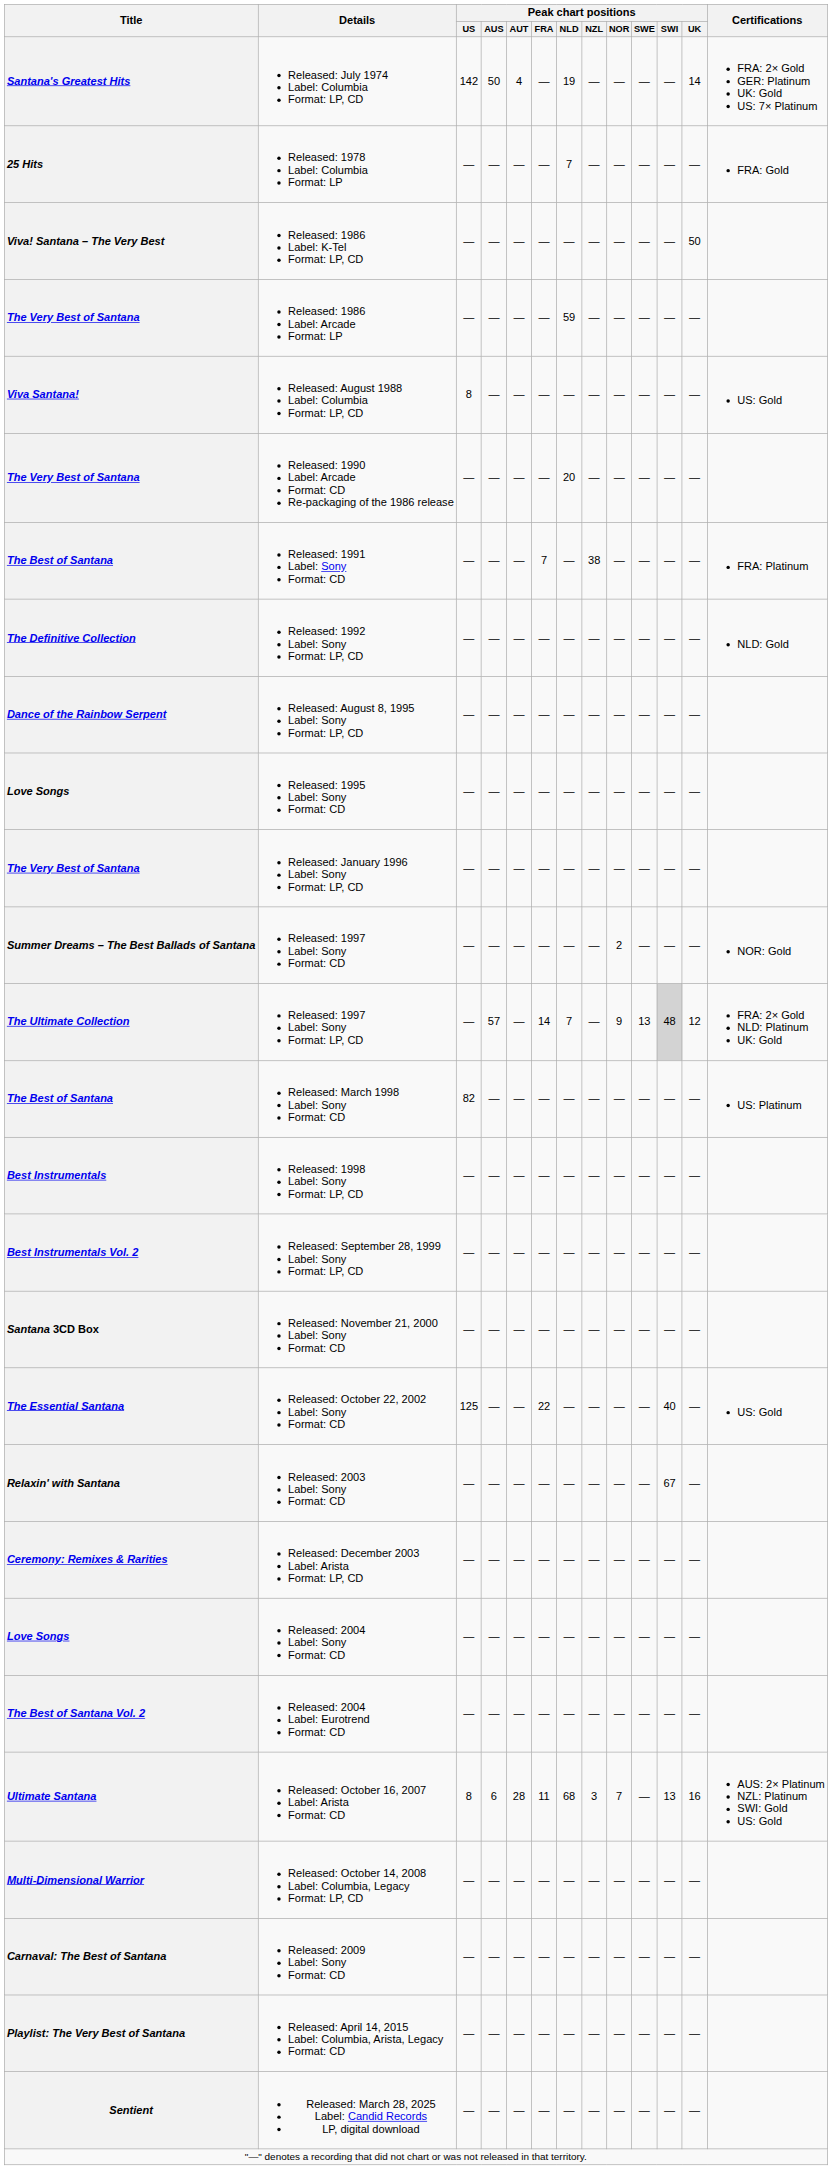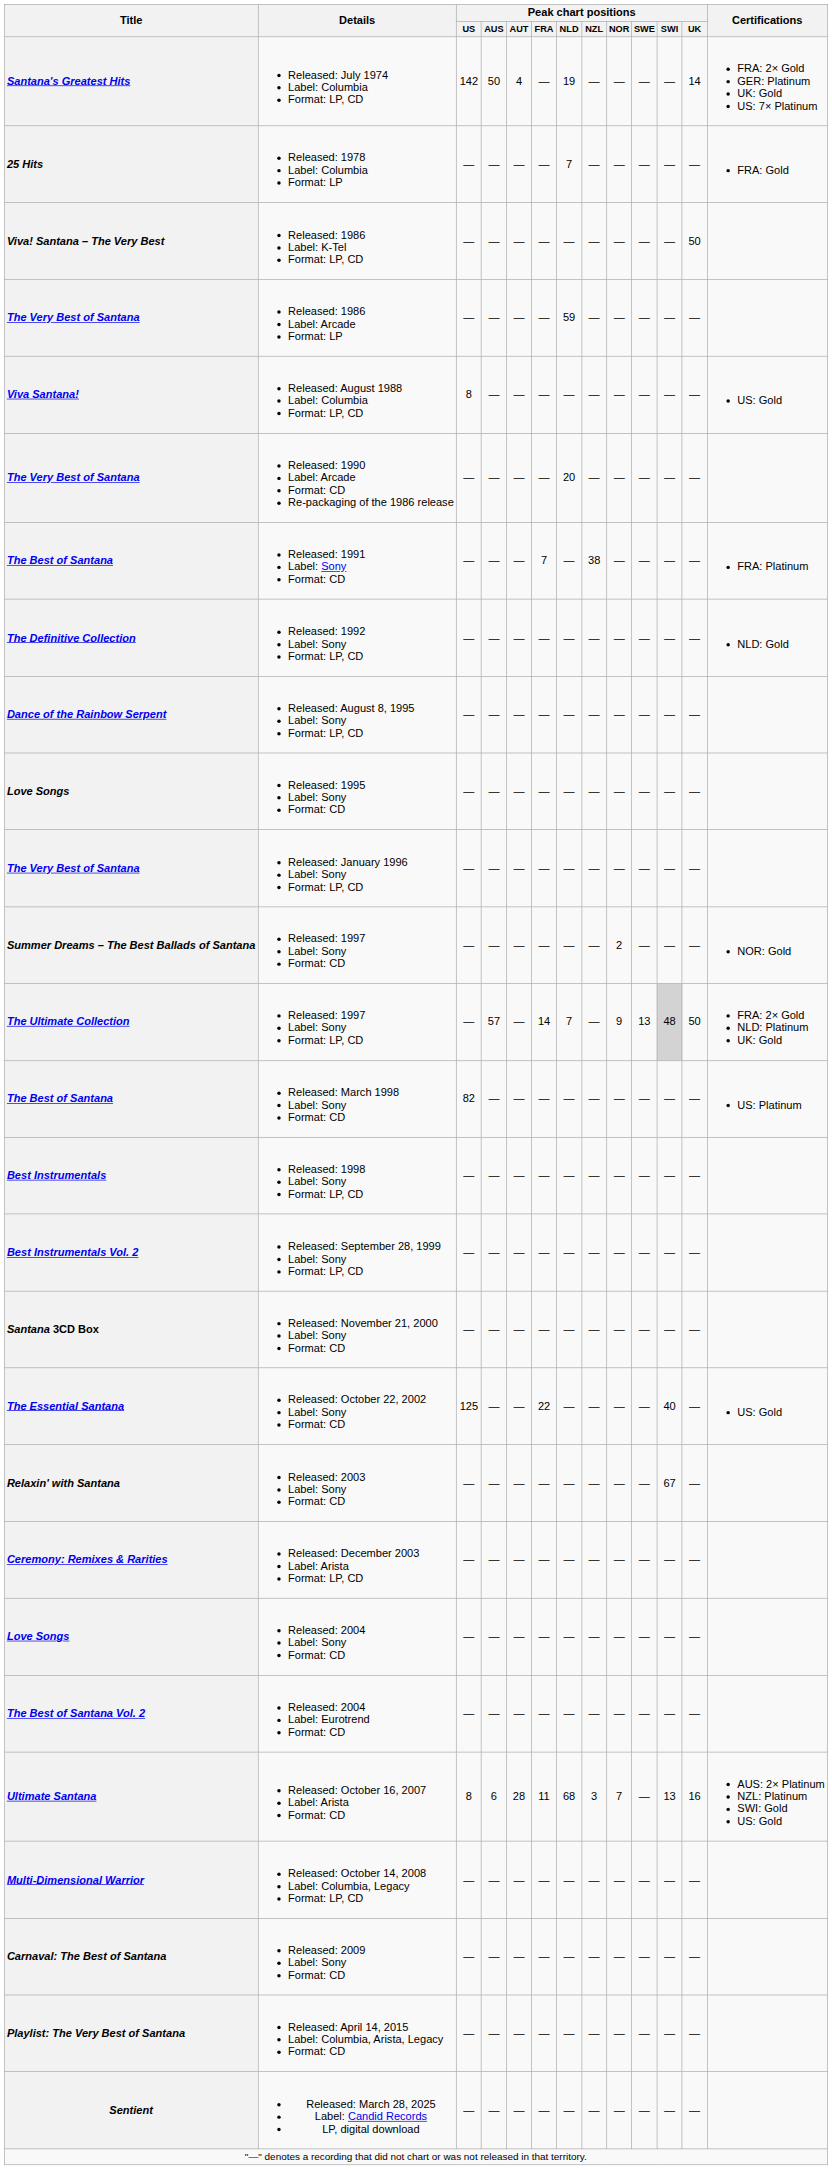(695, 1022) 12 -> (695, 1022) 50
